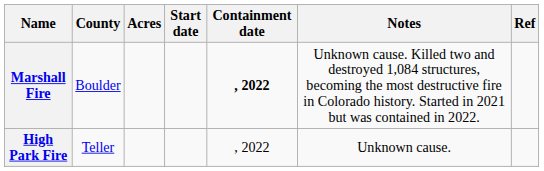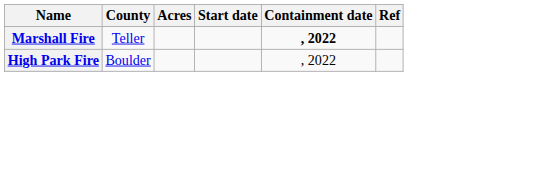- column: (404, 23)
(98, 85) Boulder -> (128, 37) Teller
(98, 147) Teller -> (128, 60) Boulder
